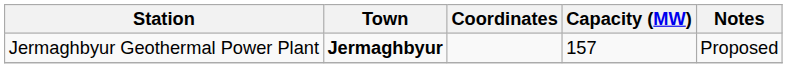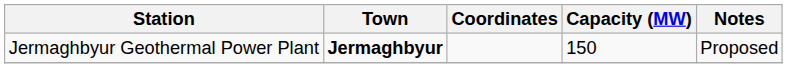(581, 47) 157 -> (581, 47) 150
